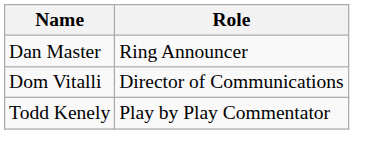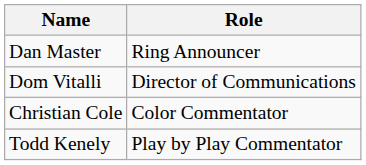+ row: (66, 112)
